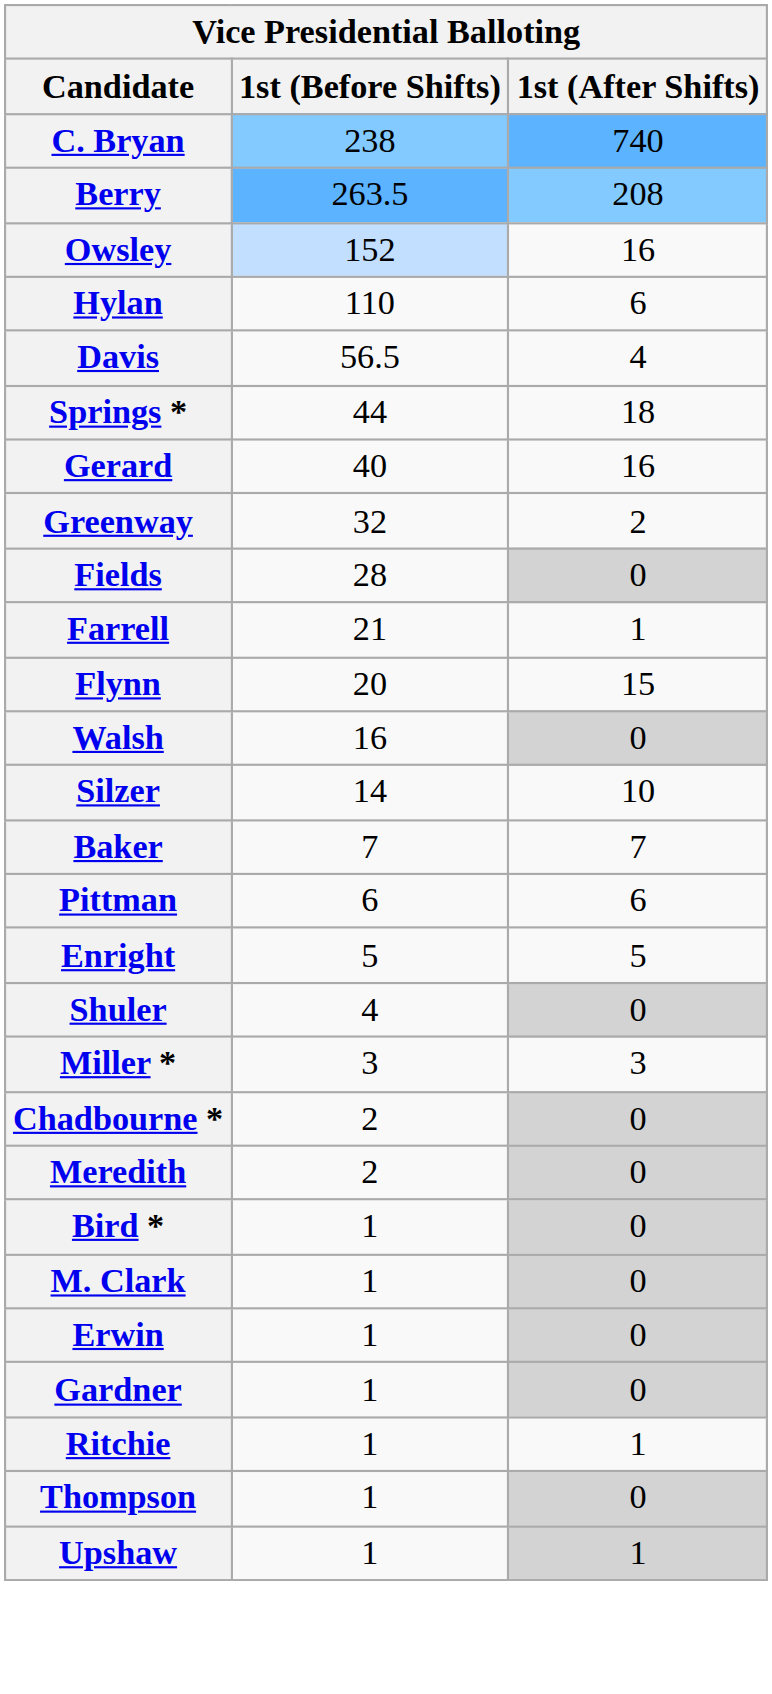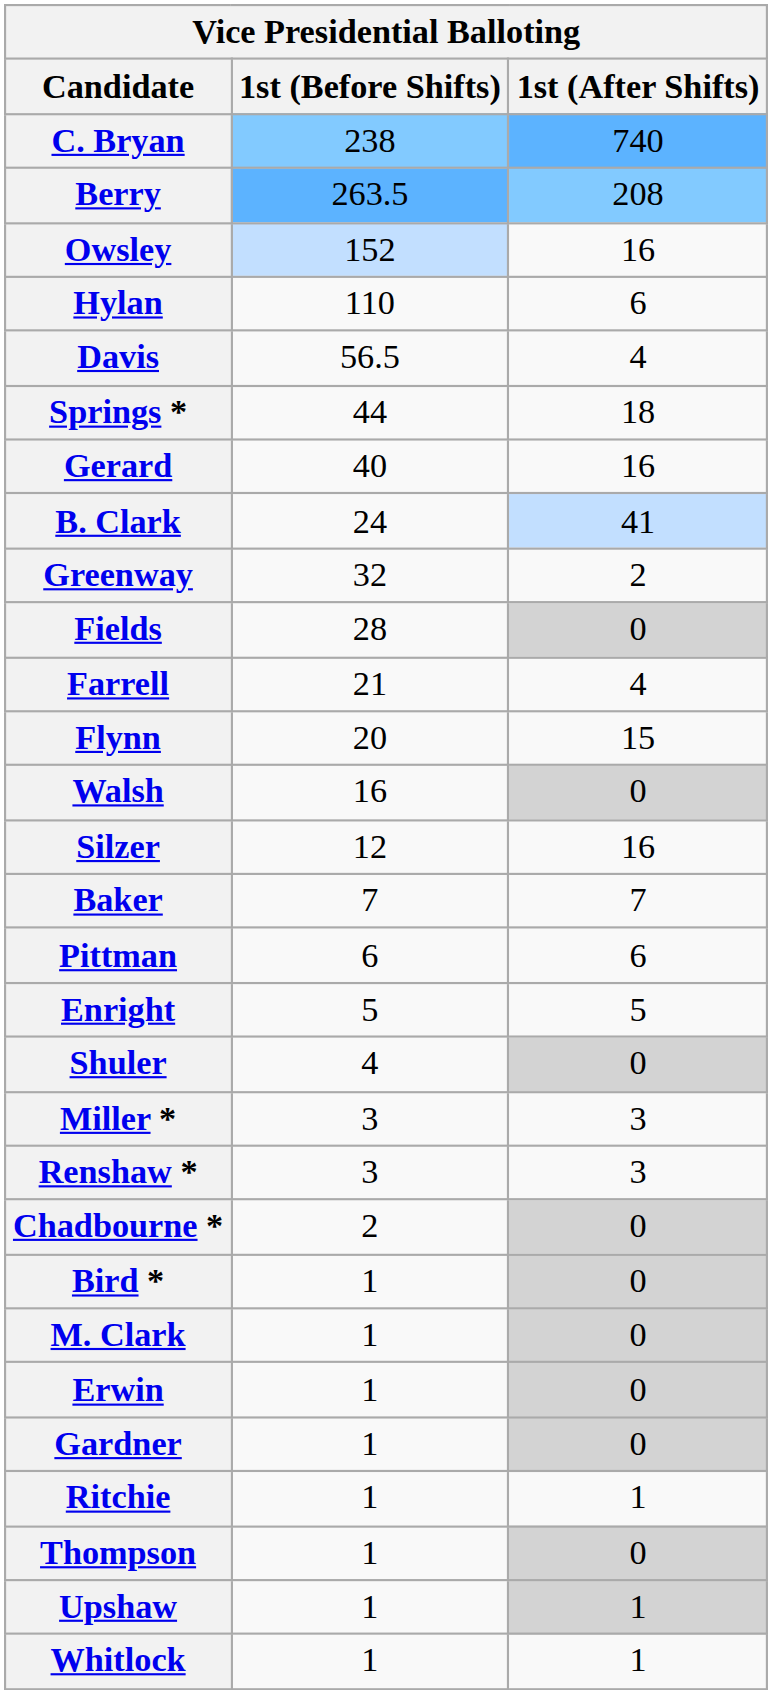+ row: (118, 520)
(638, 628) 1 -> (638, 683) 4
(370, 791) 14 -> (370, 846) 12
(638, 791) 10 -> (638, 846) 16
+ row: (118, 1172)
- row: (118, 1172)
+ row: (118, 1660)
